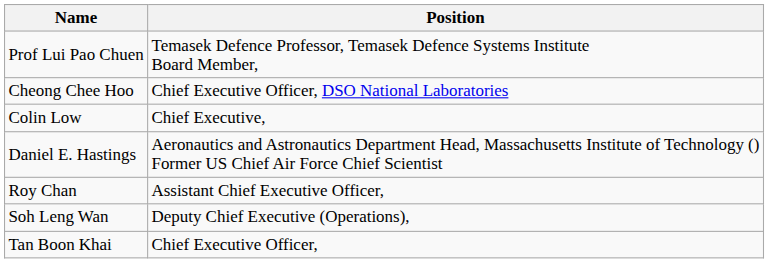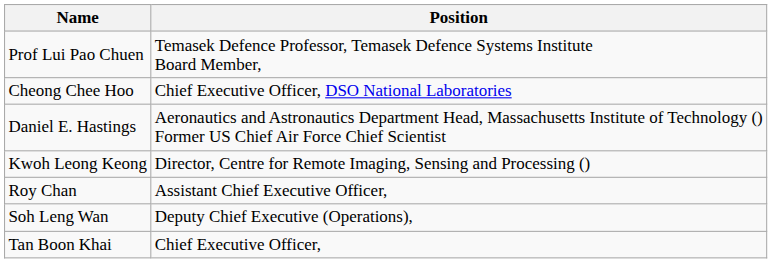- row: (45, 117)
+ row: (78, 163)
